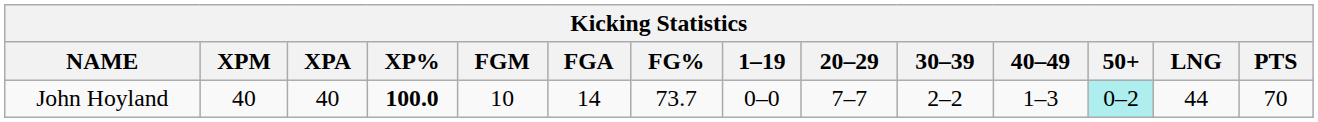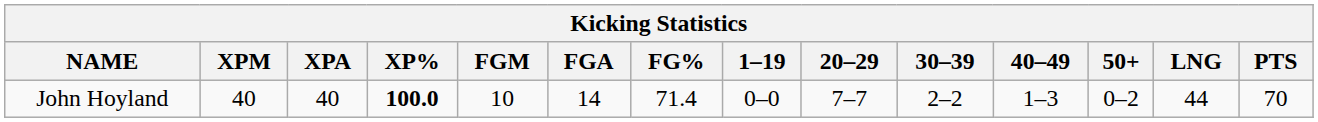(676, 98) 73.7 -> (676, 98) 71.4
(1121, 98) paleturquoise background -> (1121, 98) no background
